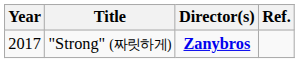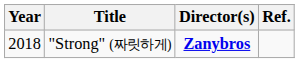(25, 43) 2017 -> (25, 43) 2018
